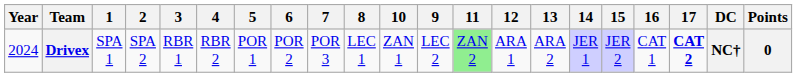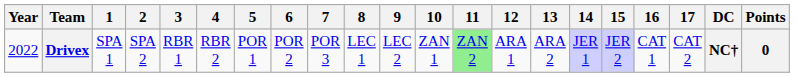columns swapped: (435, 16) <-> (398, 16)
(23, 50) 2024 -> (23, 50) 2022
(689, 50) bold -> (688, 50) normal
